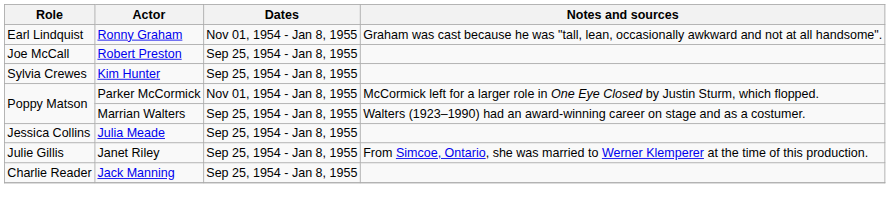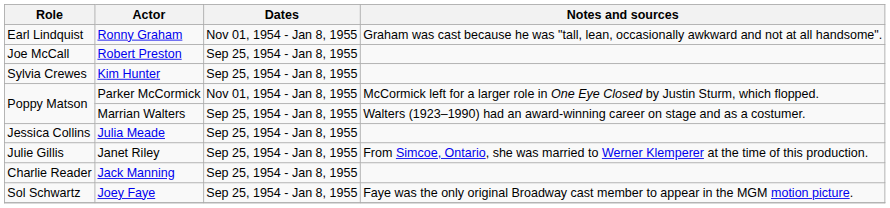+ row: (126, 193)
